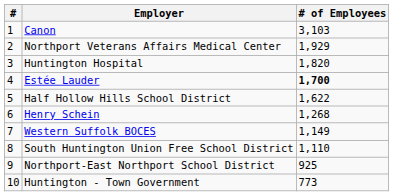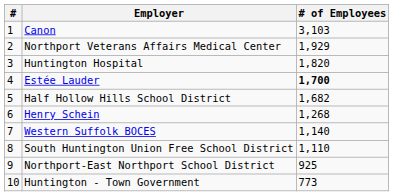(314, 98) 1,622 -> (314, 98) 1,682
(314, 132) 1,149 -> (314, 132) 1,140
